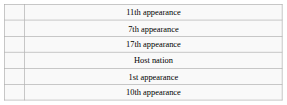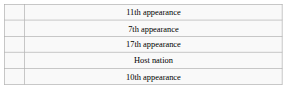- row: (153, 77)
